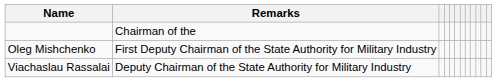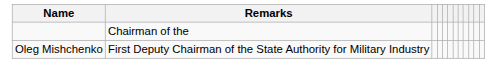- row: (59, 67)
